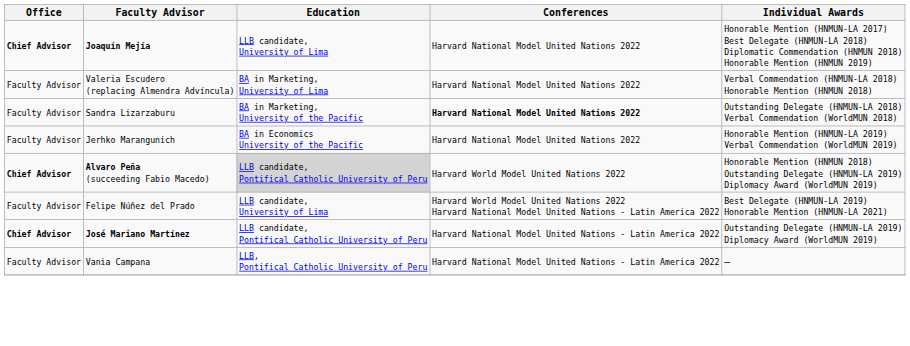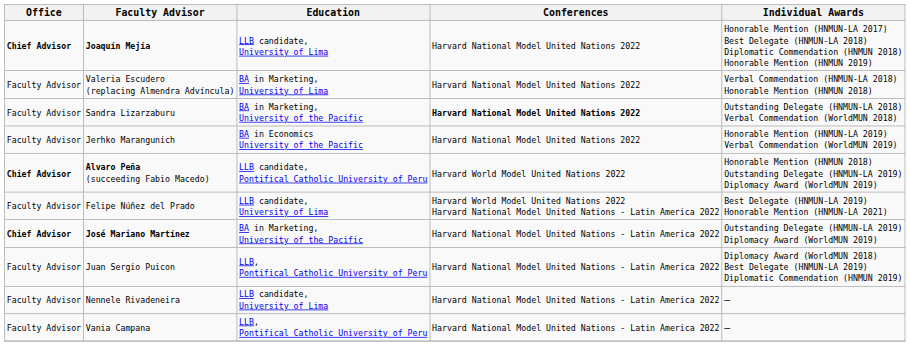(333, 174) lightgrey background -> (333, 174) no background
(333, 234) LLB candidate, Pontifical Catholic University of Peru -> (301, 234) BA in Marketing, University of the Pacific
+ row: (130, 267)
+ row: (133, 301)
